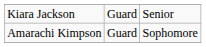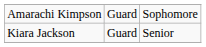rows swapped: (41, 14) <-> (54, 33)
